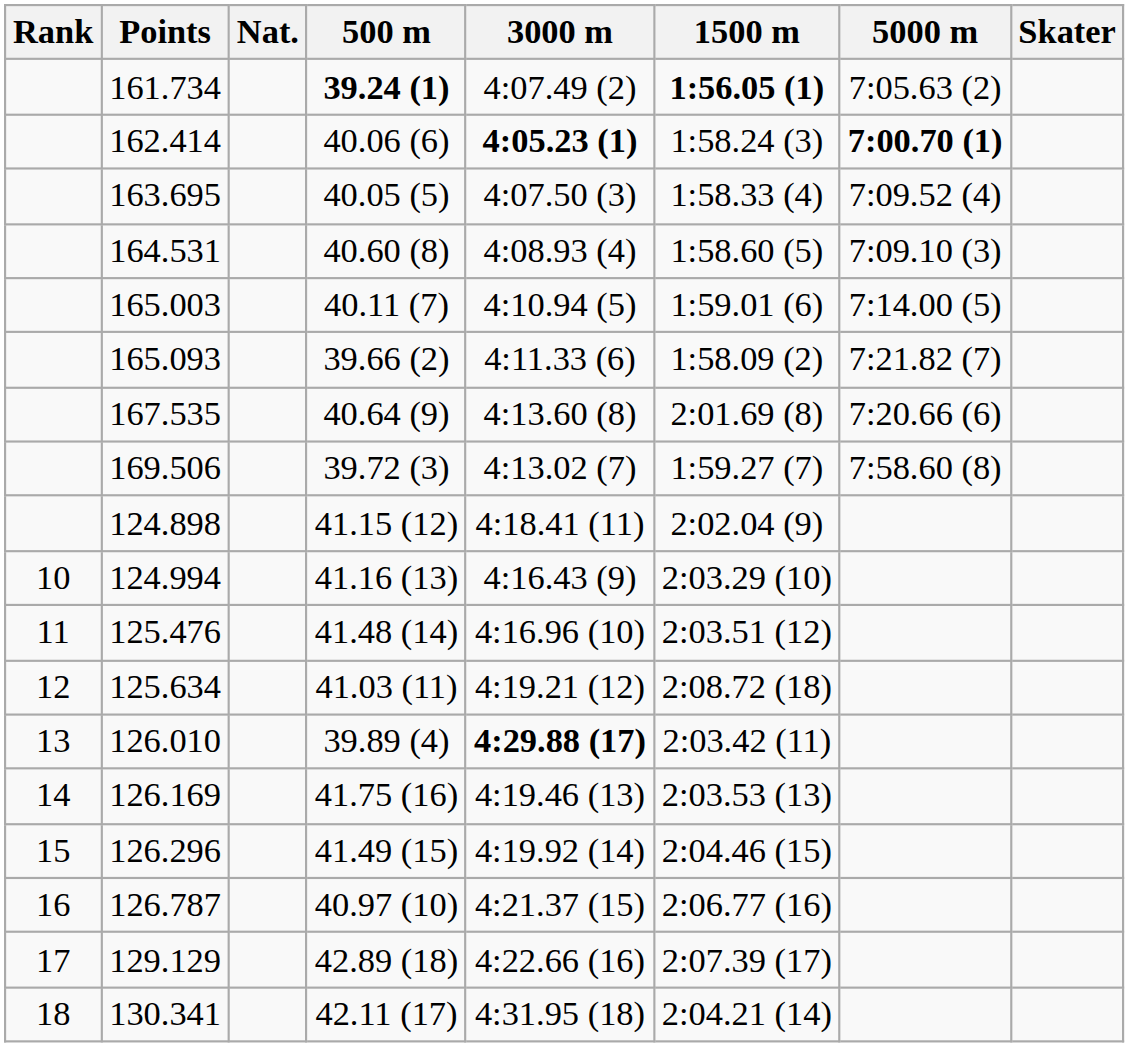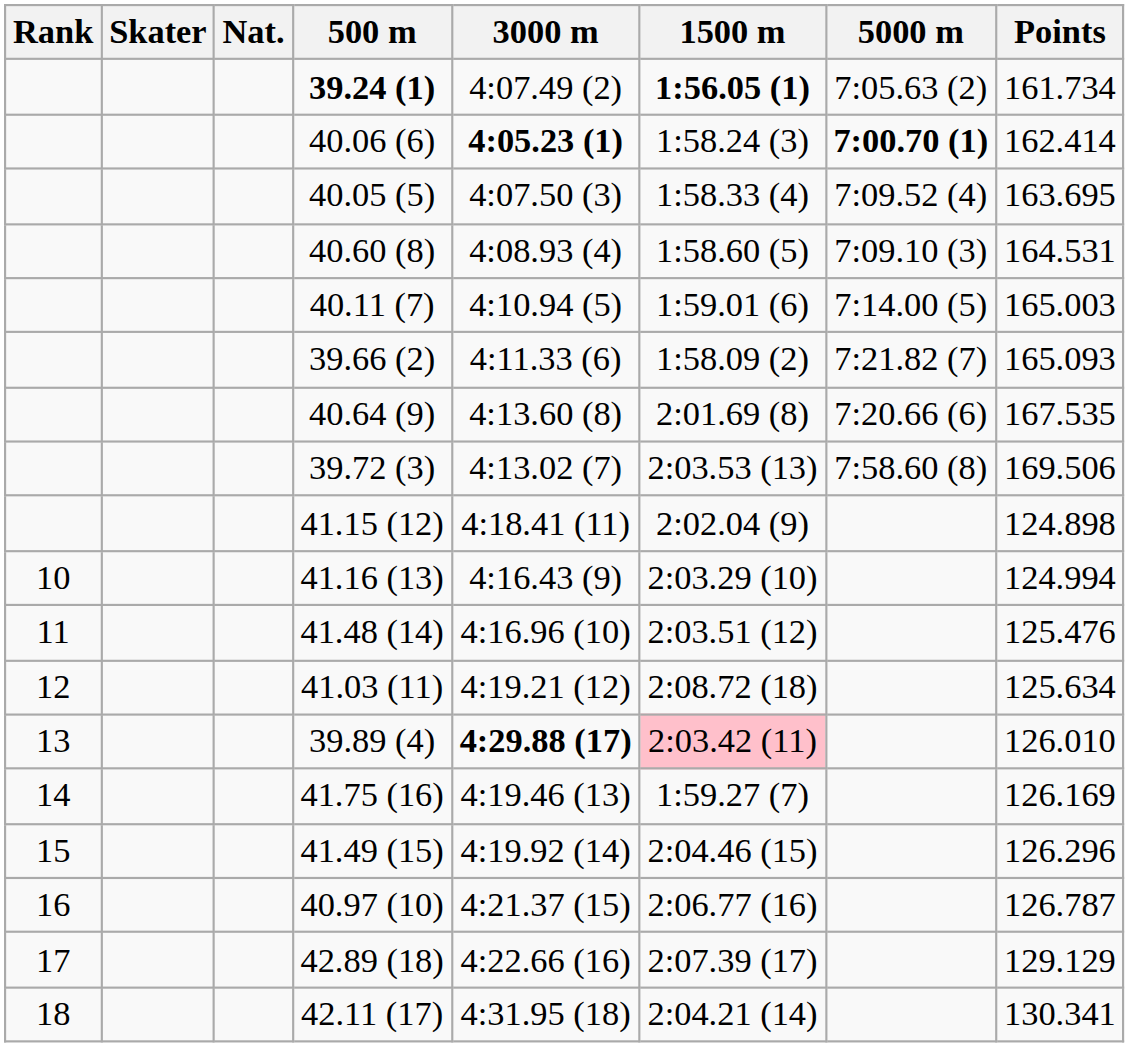columns swapped: (1067, 31) <-> (165, 31)
(747, 468) 1:59.27 (7) -> (732, 468) 2:03.53 (13)
(747, 741) no background -> (732, 741) pink background
(747, 795) 2:03.53 (13) -> (732, 795) 1:59.27 (7)
